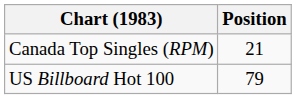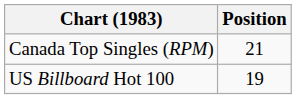(255, 78) 79 -> (255, 78) 19
